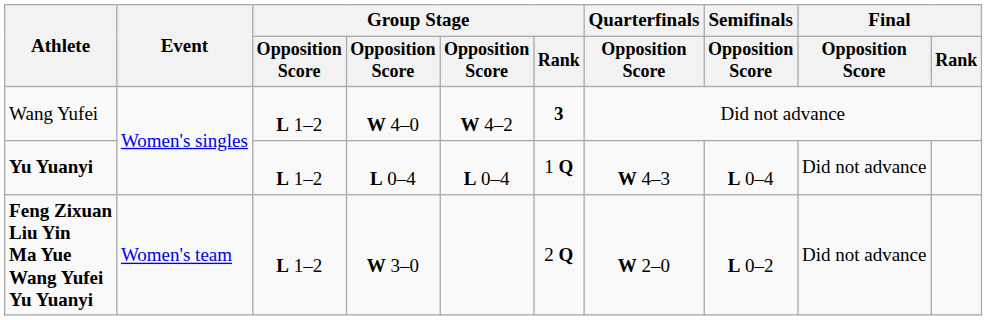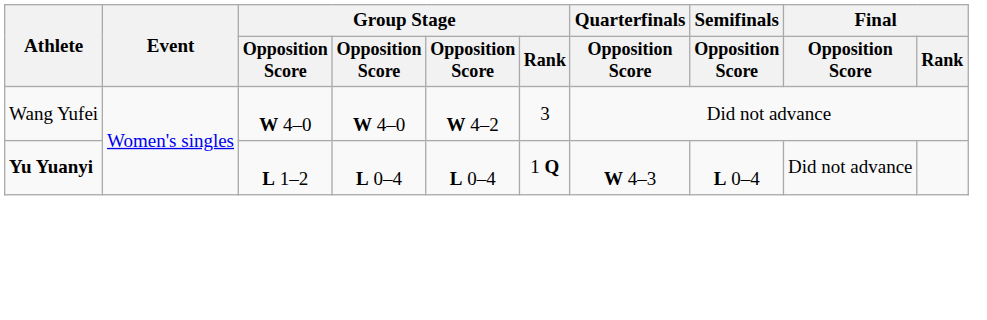(299, 125) L 1–2 -> (285, 125) W 4–0
(559, 113) bold -> (545, 113) normal
- row: (61, 255)
